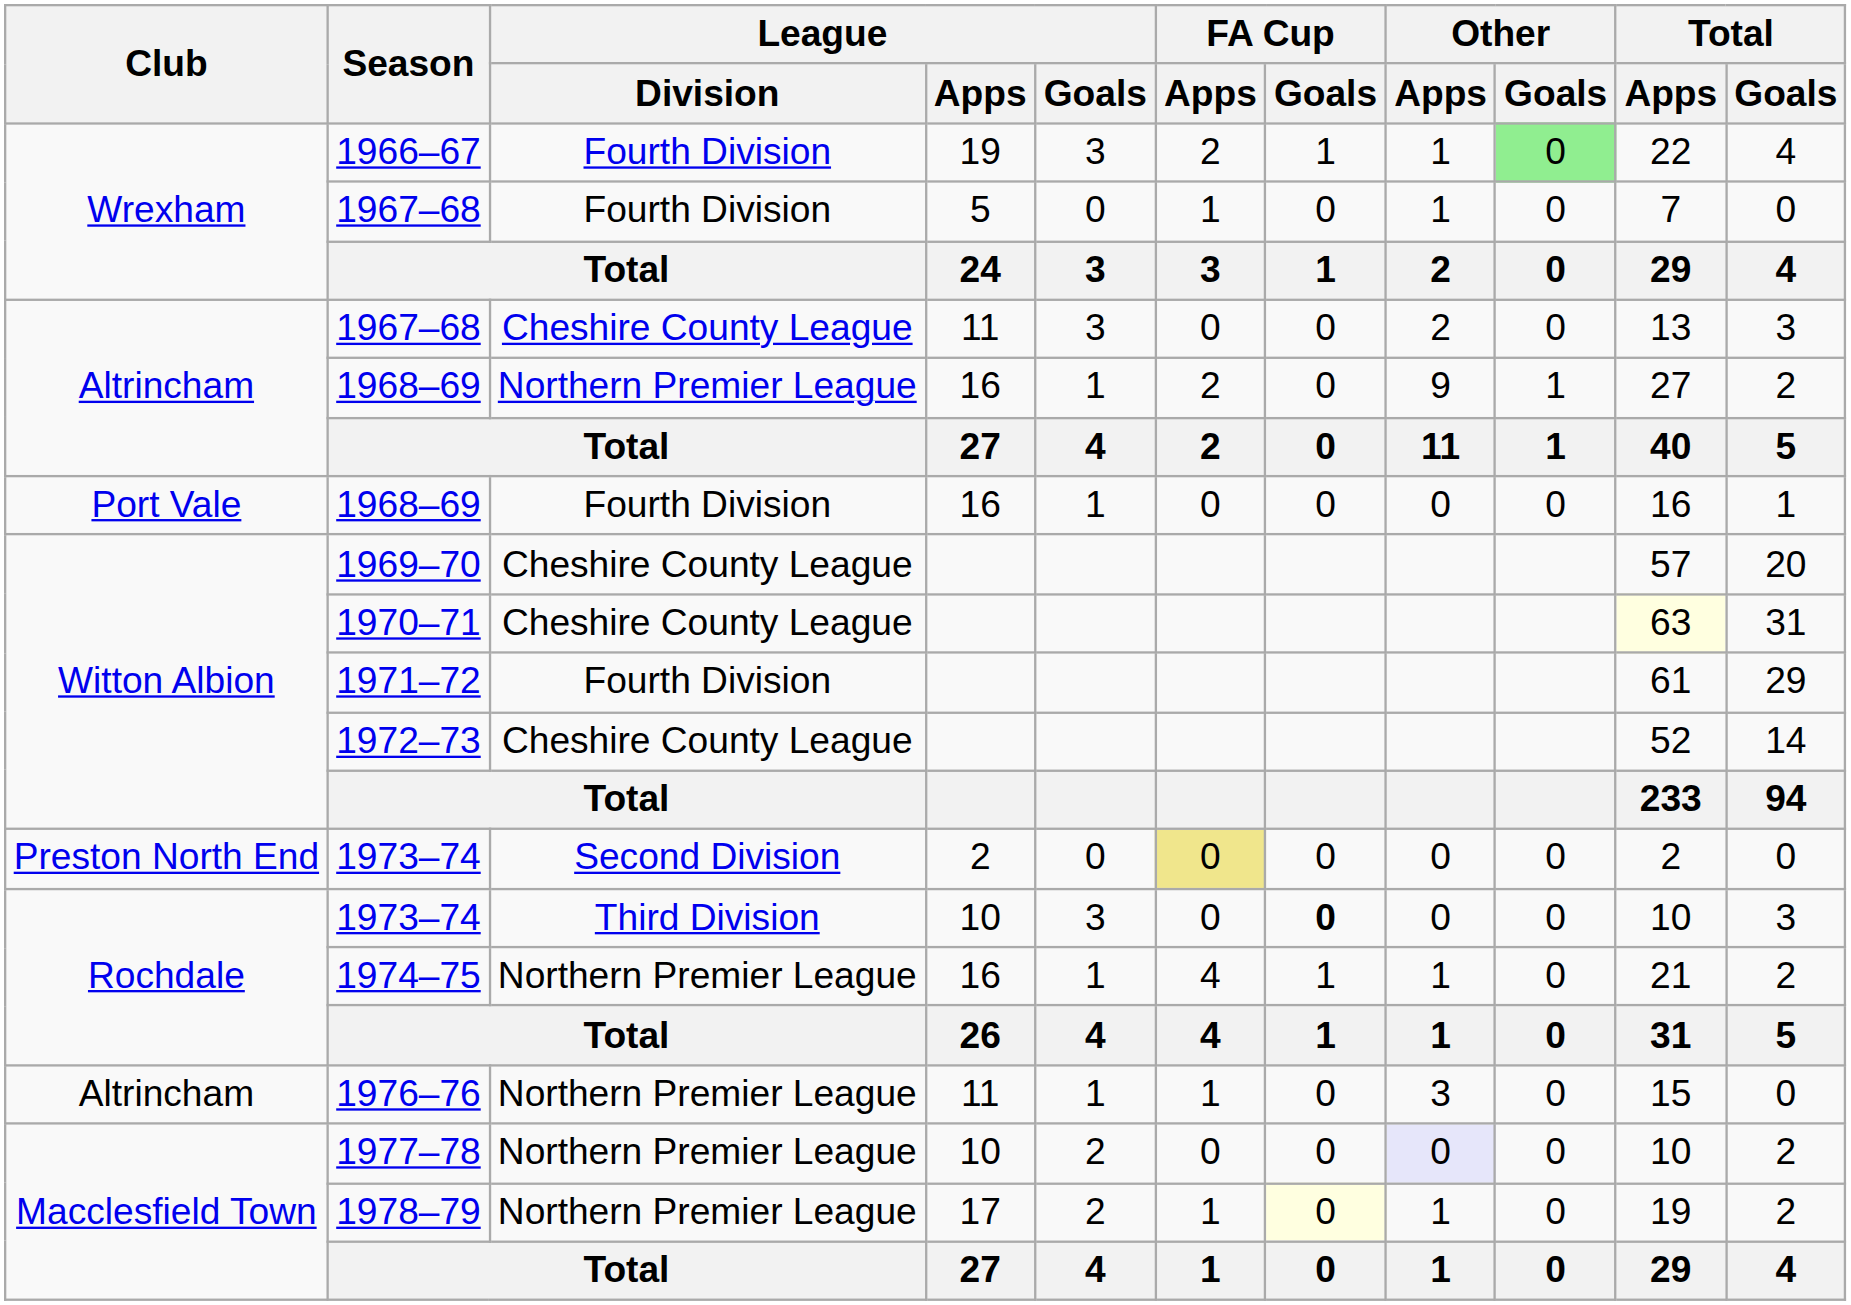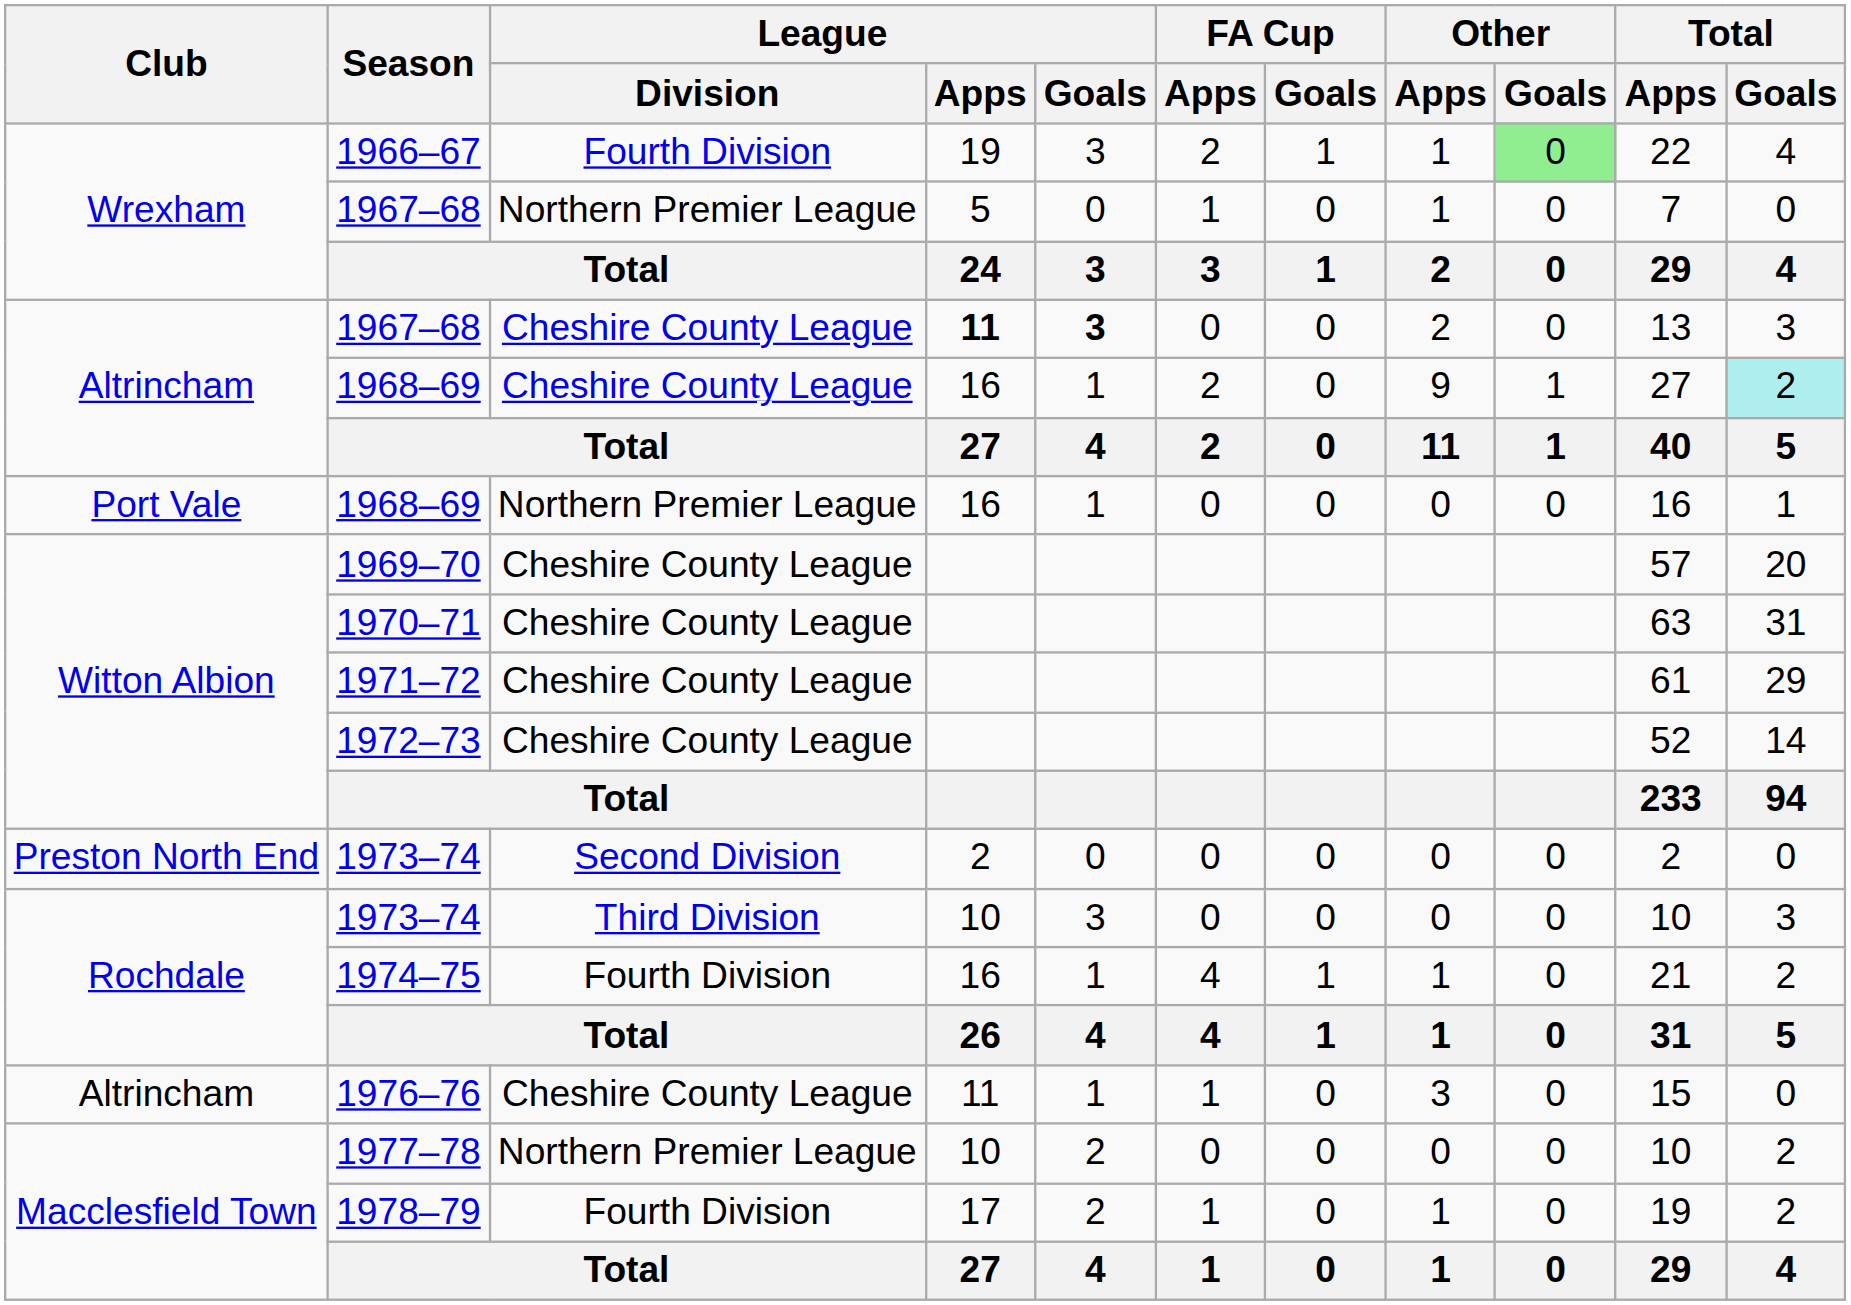(707, 210) Fourth Division -> (707, 210) Northern Premier League
(980, 328) normal -> (980, 328) bold
(1095, 328) normal -> (1095, 328) bold
(707, 387) Northern Premier League -> (707, 387) Cheshire County League
(1786, 387) no background -> (1786, 387) paleturquoise background
(707, 504) Fourth Division -> (707, 504) Northern Premier League
(1671, 622) lightyellow background -> (1671, 622) no background
(707, 681) Fourth Division -> (707, 681) Cheshire County League
(1210, 858) khaki background -> (1210, 858) no background
(1325, 916) bold -> (1325, 916) normal
(707, 975) Northern Premier League -> (707, 975) Fourth Division
(707, 1093) Northern Premier League -> (707, 1093) Cheshire County League
(1441, 1152) lavender background -> (1441, 1152) no background
(707, 1211) Northern Premier League -> (707, 1211) Fourth Division
(1325, 1211) lightyellow background -> (1325, 1211) no background
